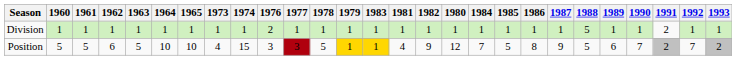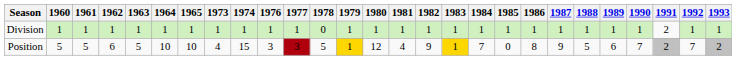columns swapped: (455, 13) <-> (376, 13)
(270, 30) 2 -> (270, 30) 1
(323, 30) 1 -> (323, 30) 0
(587, 30) 5 -> (587, 30) 1
(508, 47) 5 -> (508, 47) 0
